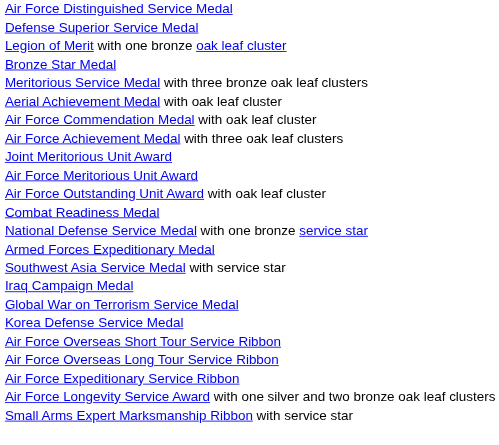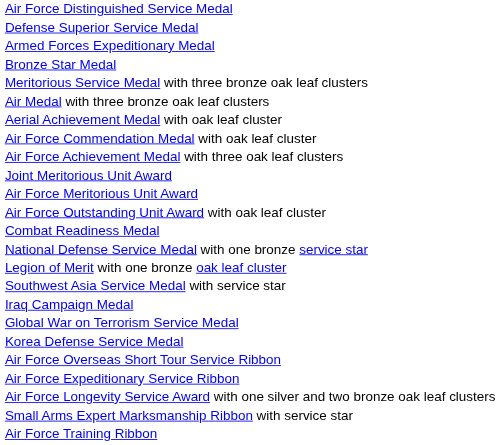rows swapped: (146, 46) <-> (110, 249)
+ row: (137, 101)
- row: (142, 360)
+ row: (81, 434)
